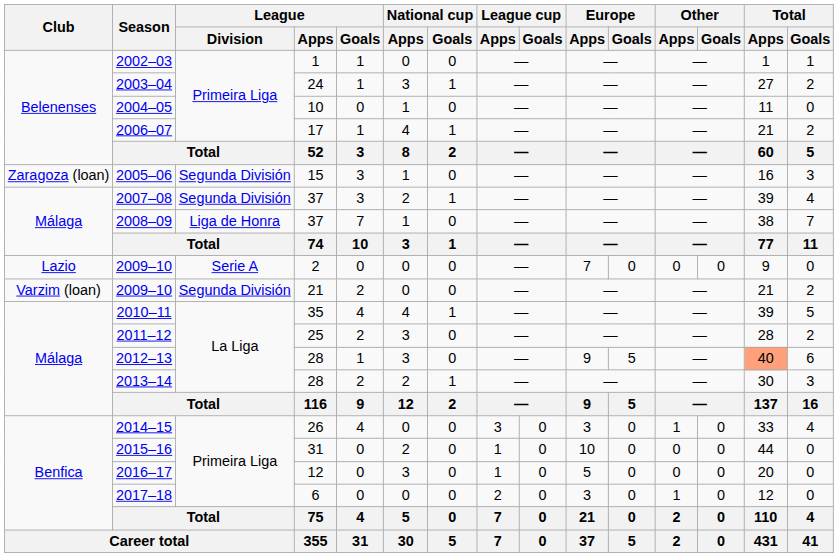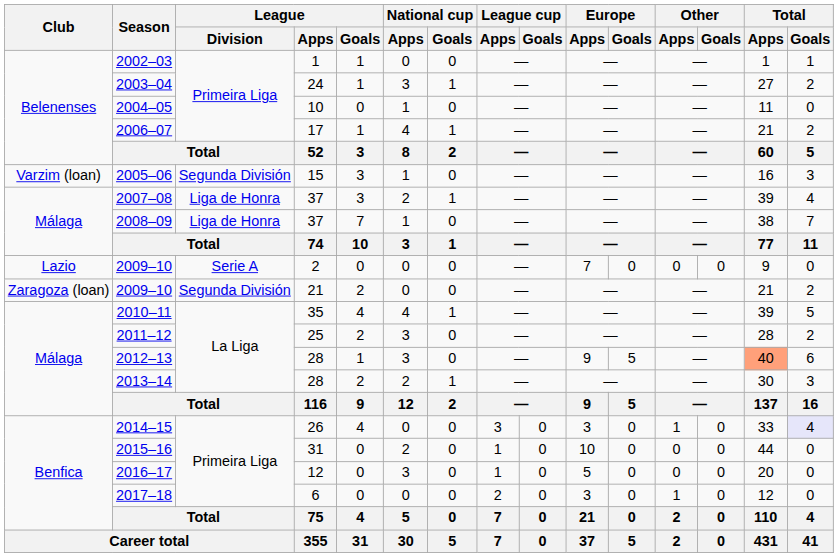(59, 175) Zaragoza (loan) -> (59, 175) Varzim (loan)
(235, 198) Segunda División -> (235, 198) Liga de Honra
(59, 289) Varzim (loan) -> (59, 289) Zaragoza (loan)
(810, 426) no background -> (810, 426) lavender background
